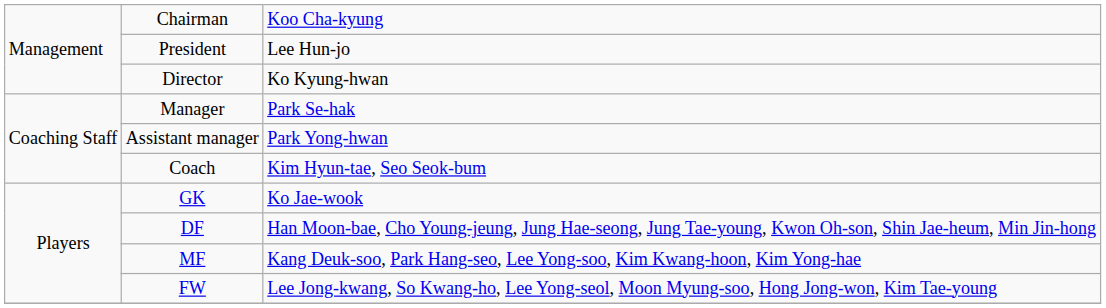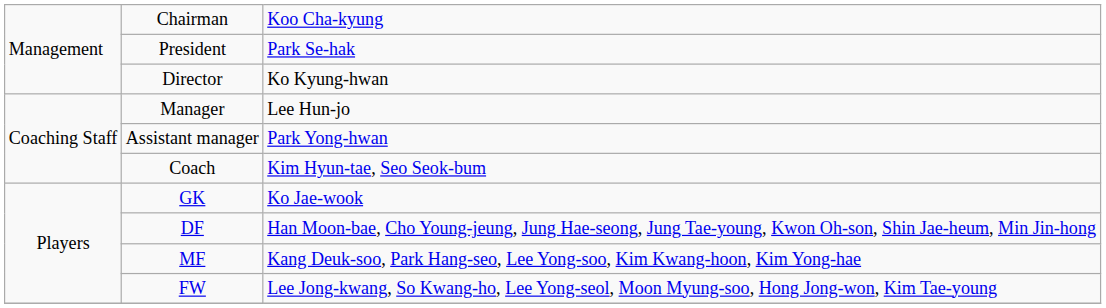(309, 49) Lee Hun-jo -> (311, 49) Park Se-hak
(311, 109) Park Se-hak -> (309, 109) Lee Hun-jo
